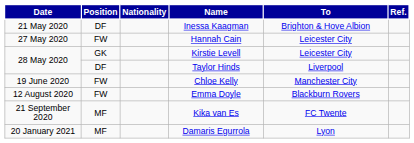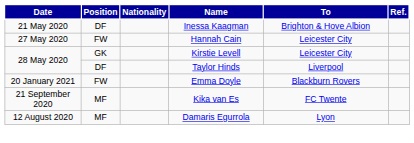- row: (216, 81)
(43, 95) 12 August 2020 -> (43, 81) 20 January 2021
(43, 132) 20 January 2021 -> (43, 118) 12 August 2020
